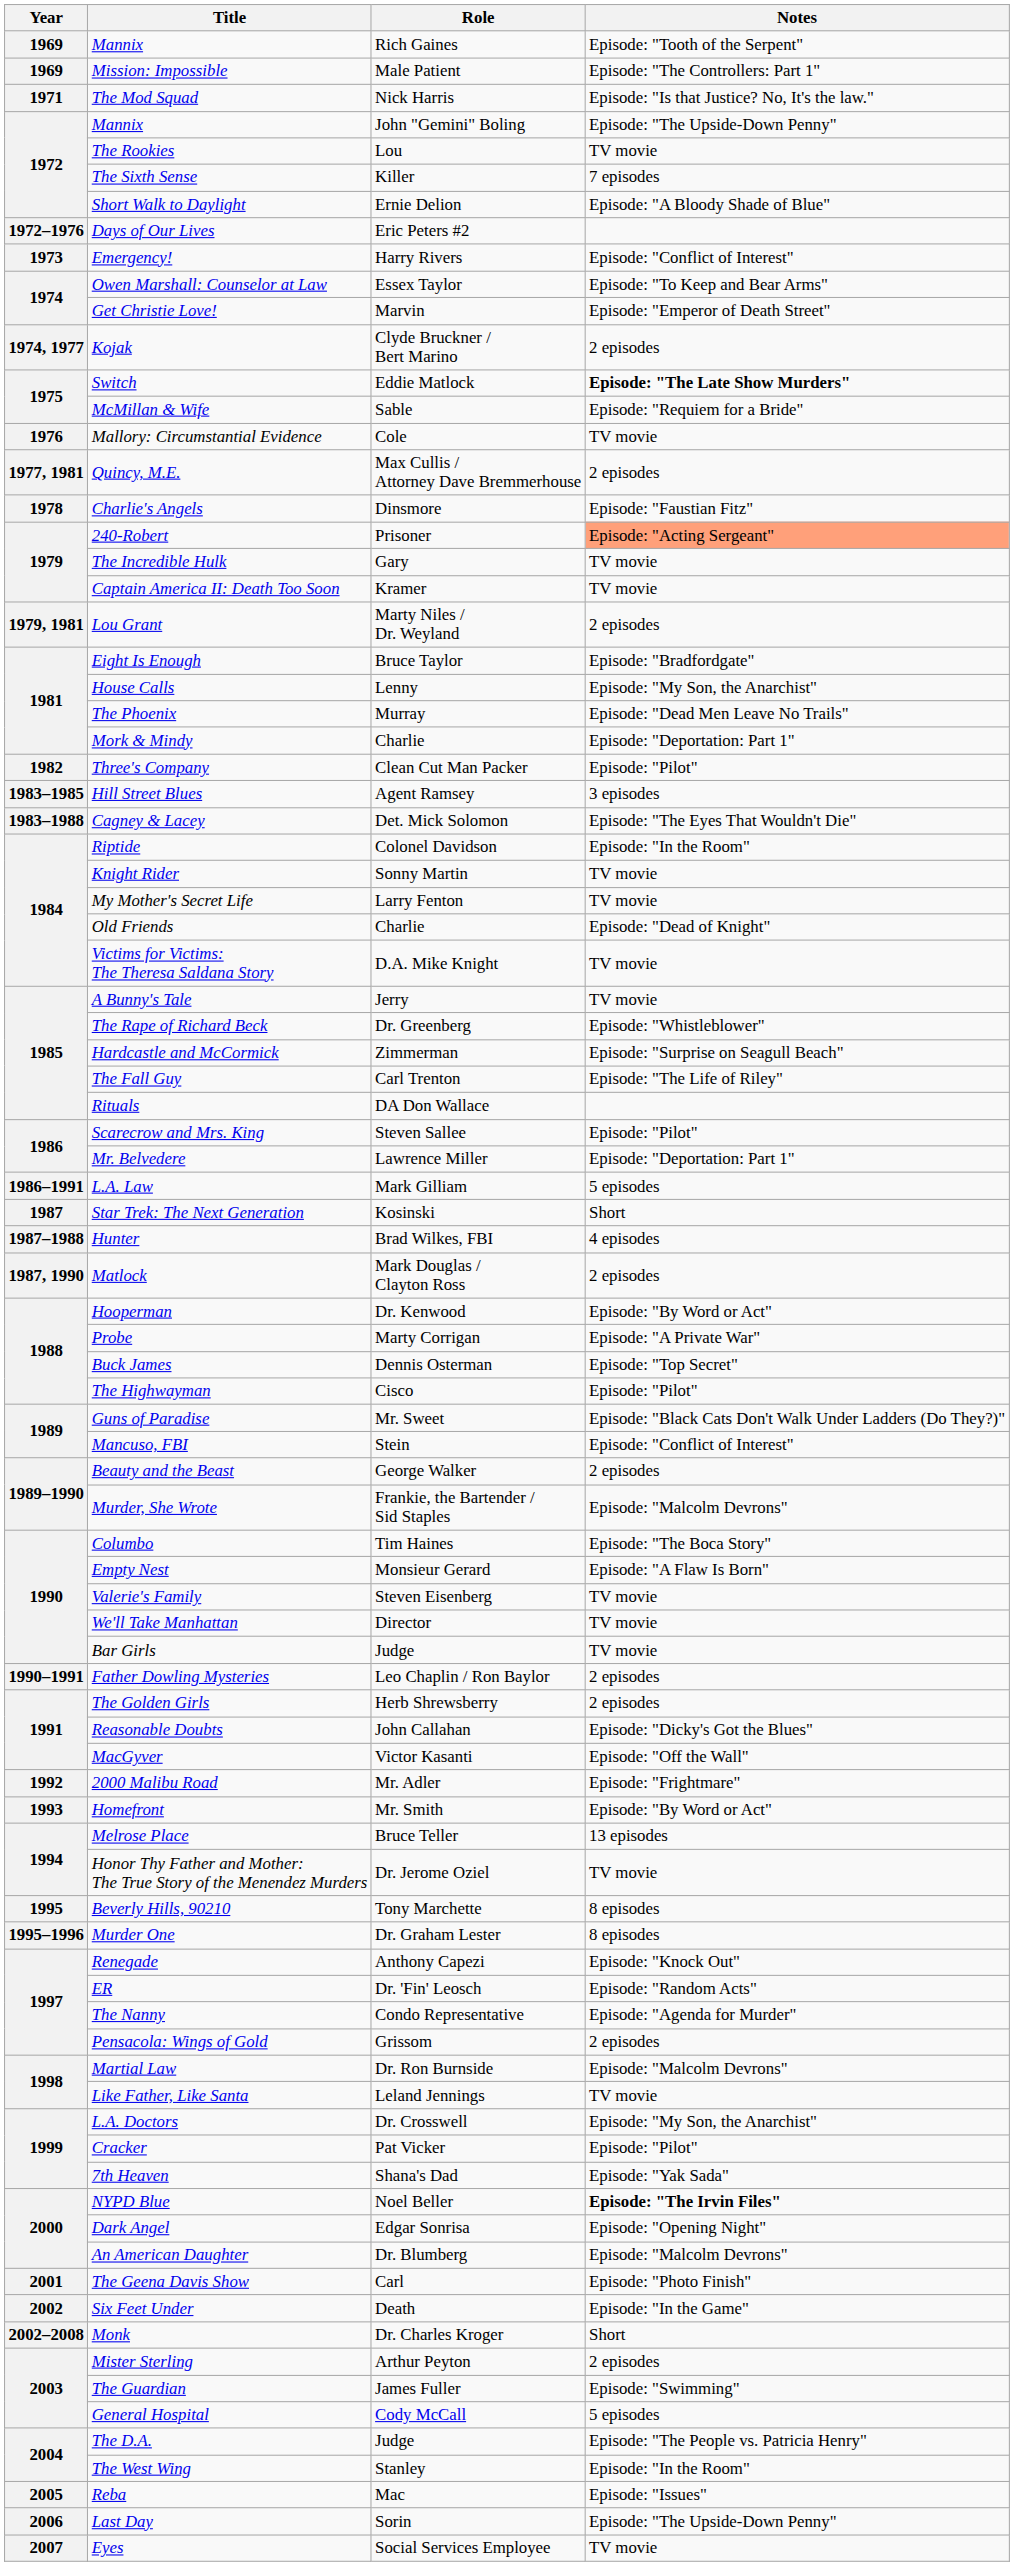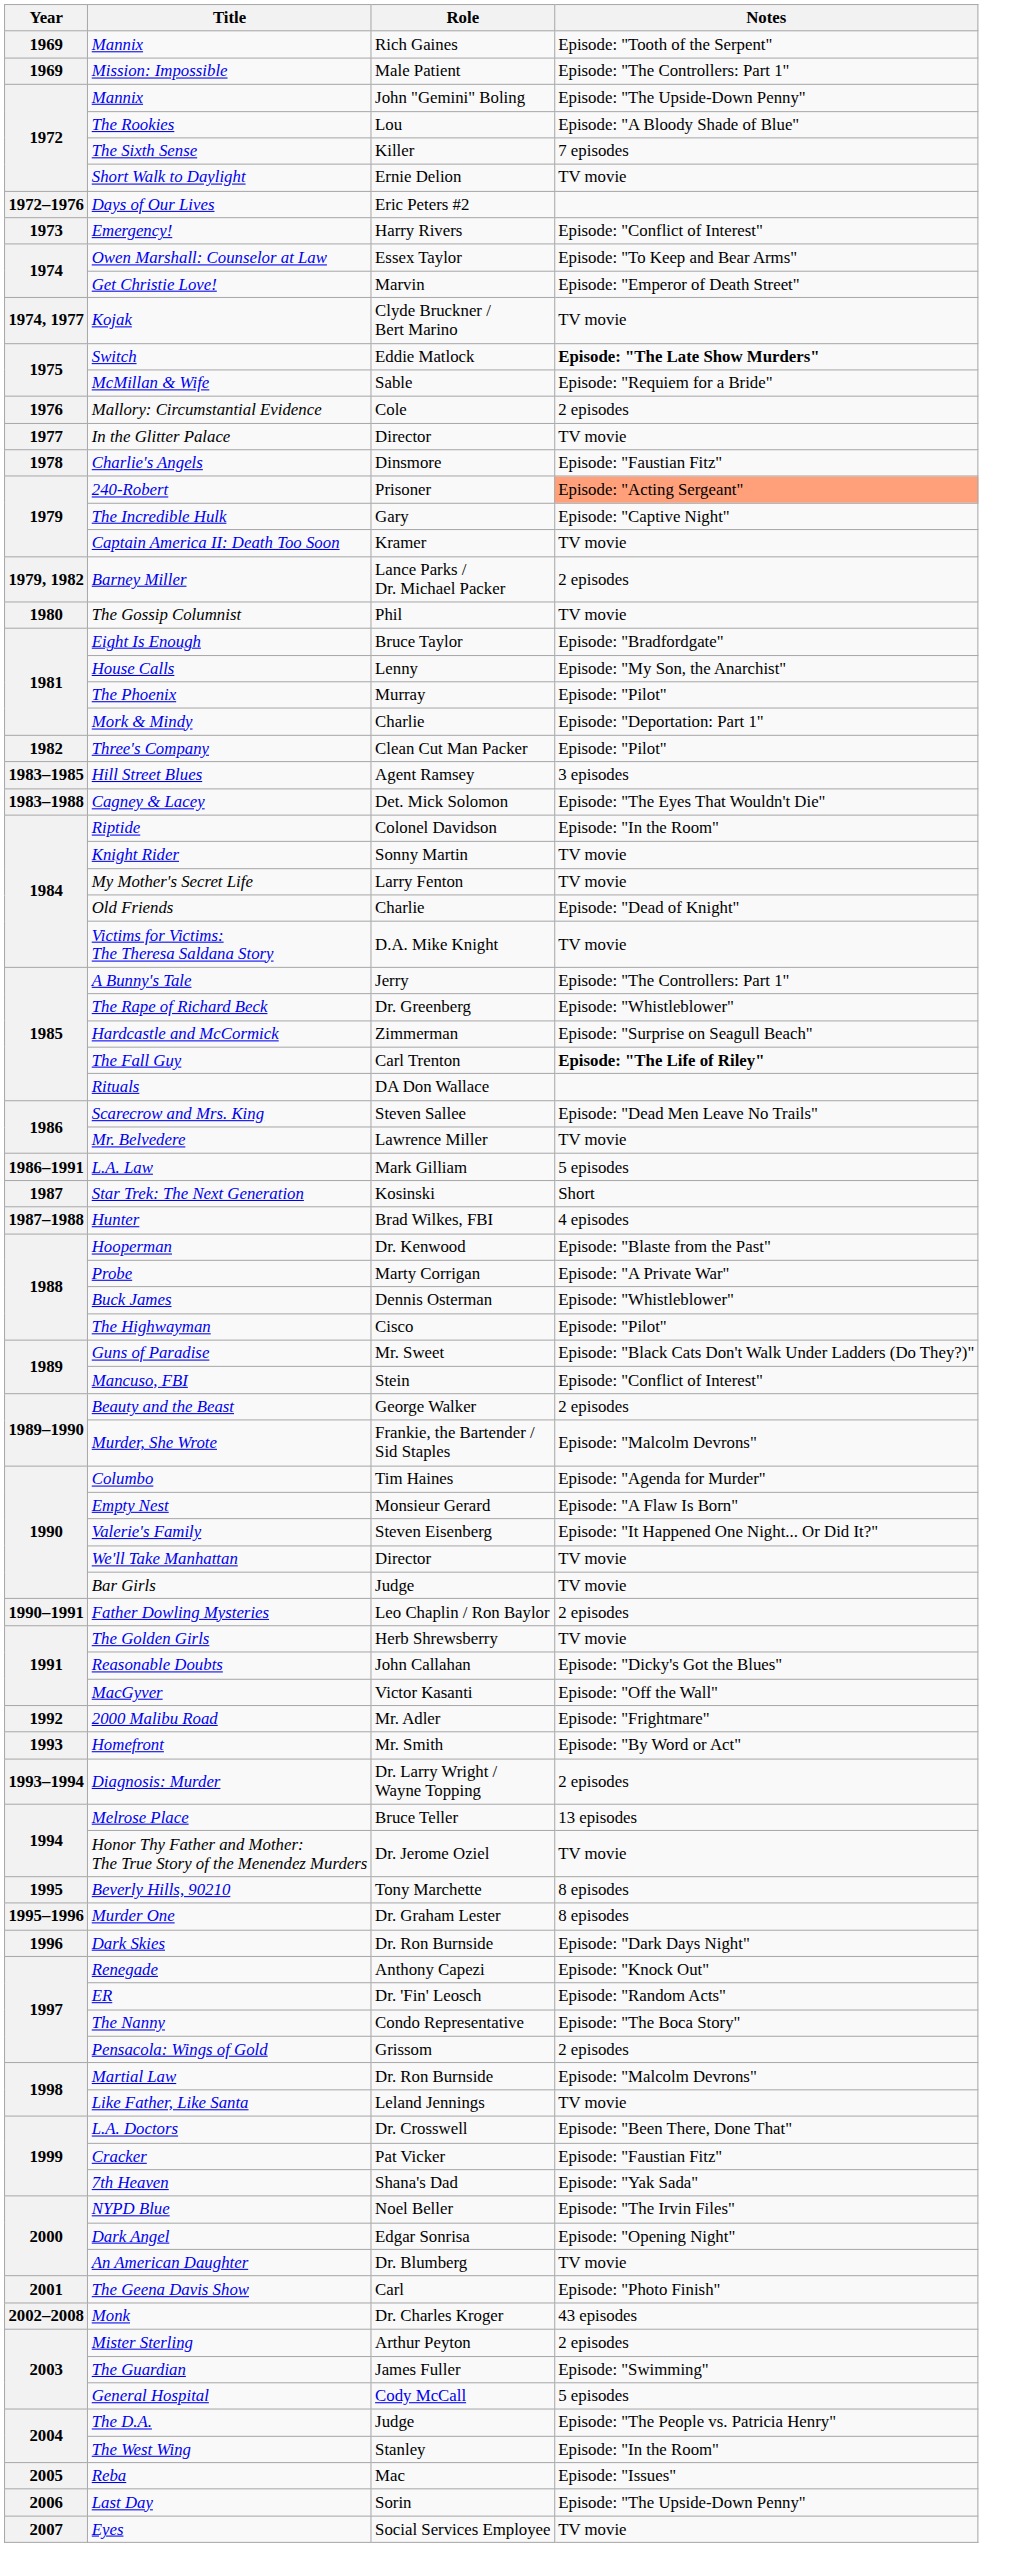- row: (145, 97)
(623, 151) TV movie -> (679, 124) Episode: "A Bloody Shade of Blue"
(710, 204) Episode: "A Bloody Shade of Blue" -> (592, 177) TV movie
(624, 346) 2 episodes -> (592, 320) TV movie
(623, 436) TV movie -> (593, 409) 2 episodes
+ row: (161, 436)
- row: (136, 472)
(623, 561) TV movie -> (644, 516) Episode: "Captive Night"
- row: (127, 624)
+ row: (139, 579)
+ row: (166, 615)
(719, 713) Episode: "Dead Men Leave No Trails" -> (612, 695) Episode: "Pilot"
(623, 999) TV movie -> (674, 980) Episode: "The Controllers: Part 1"
(686, 1079) normal -> (661, 1060) bold
(643, 1132) Episode: "Pilot" -> (688, 1113) Episode: "Dead Men Leave No Trails"
(692, 1159) Episode: "Deportation: Part 1" -> (592, 1140) TV movie
- row: (119, 1275)
(680, 1311) Episode: "By Word or Act" -> (664, 1246) Episode: "Blaste from the Past"
(663, 1364) Episode: "Top Secret" -> (646, 1300) Episode: "Whistleblower"
(680, 1543) Episode: "The Boca Story" -> (662, 1478) Episode: "Agenda for Murder"
(623, 1596) TV movie -> (718, 1532) Episode: "It Happened One Night... Or Did It?"
(624, 1703) 2 episodes -> (592, 1638) TV movie
+ row: (156, 1781)
+ row: (128, 1942)
(693, 2015) Episode: "Agenda for Murder" -> (649, 2022) Episode: "The Boca Story"
(703, 2121) Episode: "My Son, the Anarchist" -> (675, 2129) Episode: "Been There, Done That"
(643, 2148) Episode: "Pilot" -> (640, 2156) Episode: "Faustian Fitz"
(685, 2201) bold -> (647, 2209) normal
(688, 2254) Episode: "Malcolm Devrons" -> (592, 2262) TV movie
- row: (143, 2308)
(607, 2334) Short -> (598, 2316) 43 episodes
